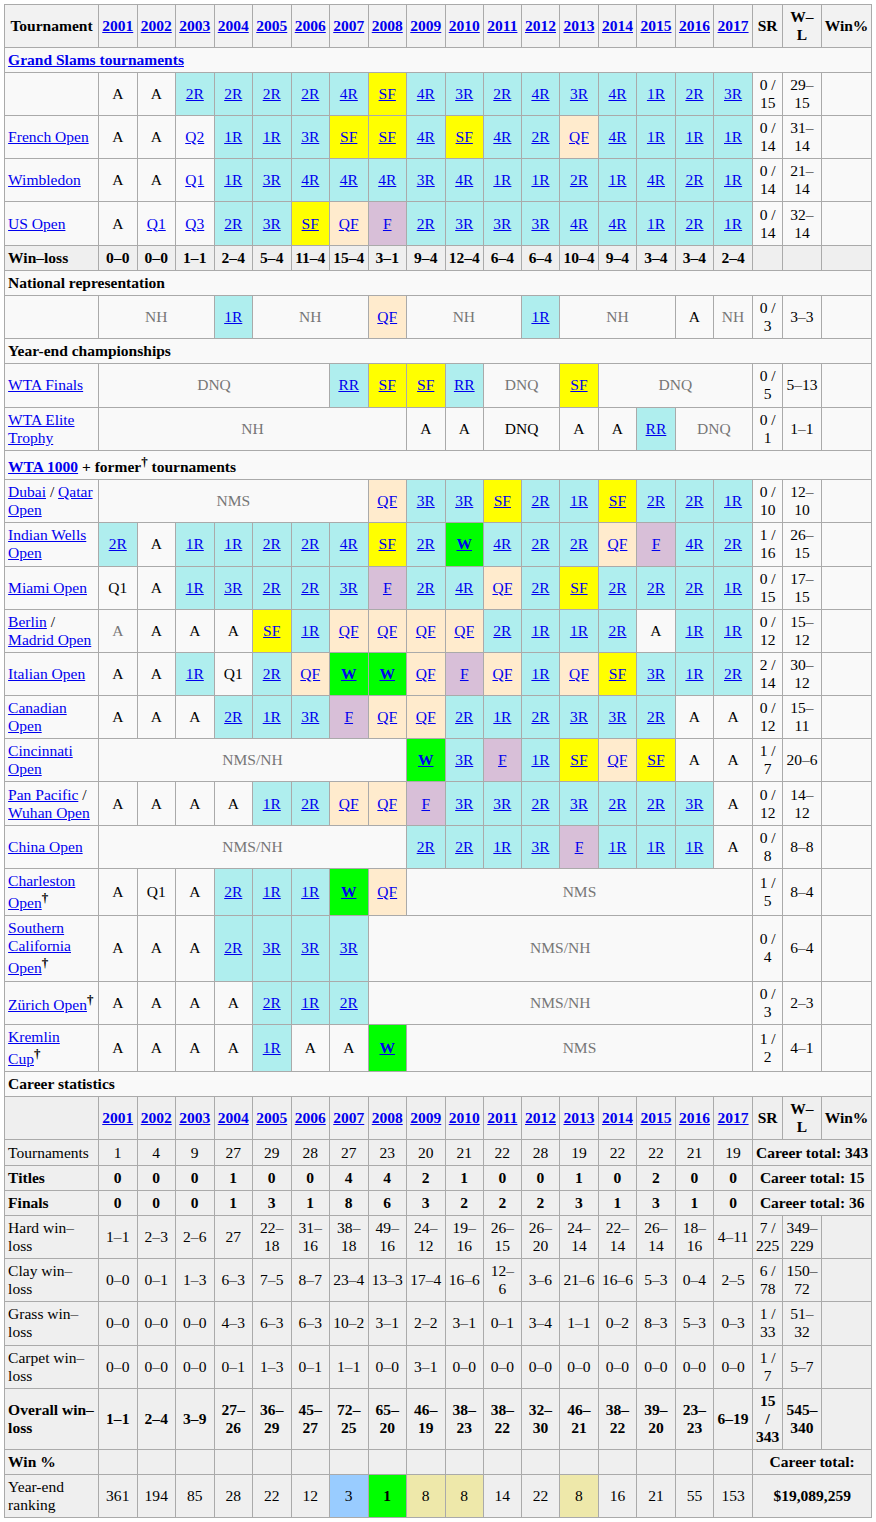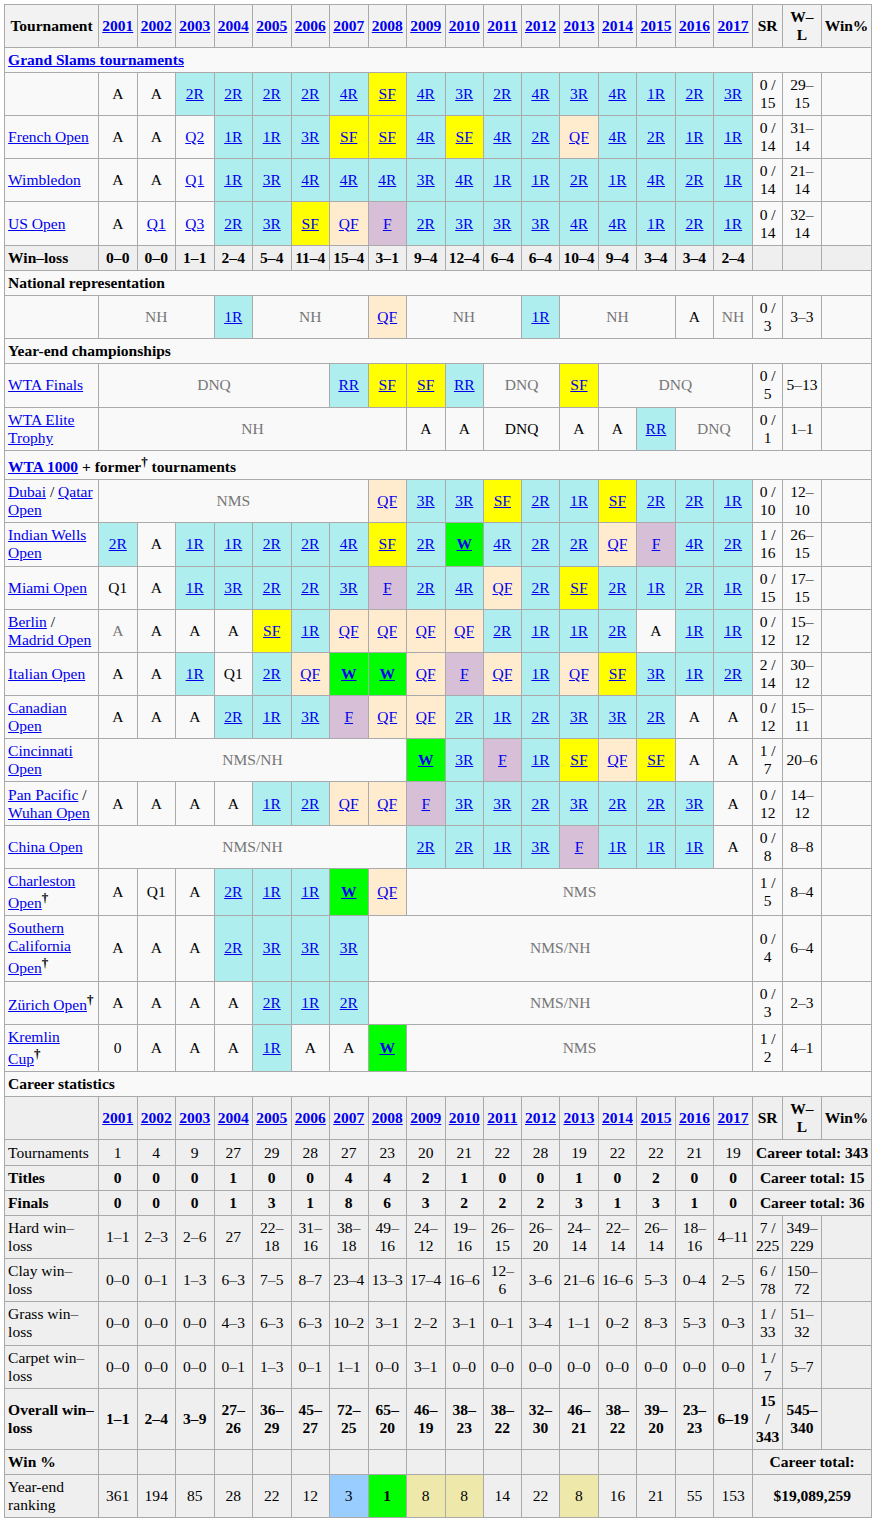(656, 137) 1R -> (656, 137) 2R
(656, 587) 2R -> (656, 587) 1R
(118, 1047) A -> (118, 1047) 0
